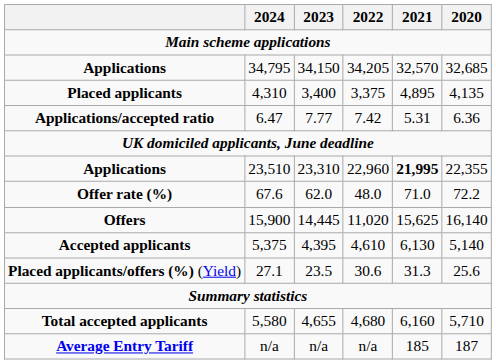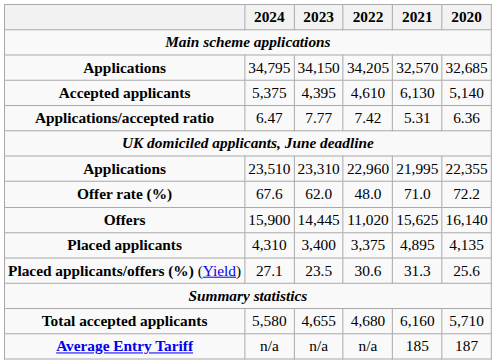rows swapped: (125, 245) <-> (125, 93)
(417, 169) bold -> (417, 169) normal
